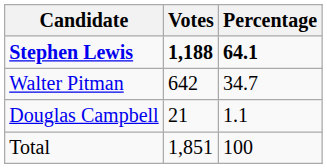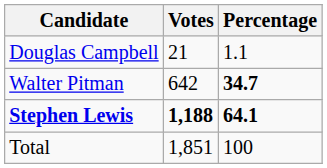rows swapped: (71, 52) <-> (84, 115)
(241, 83) normal -> (241, 83) bold
